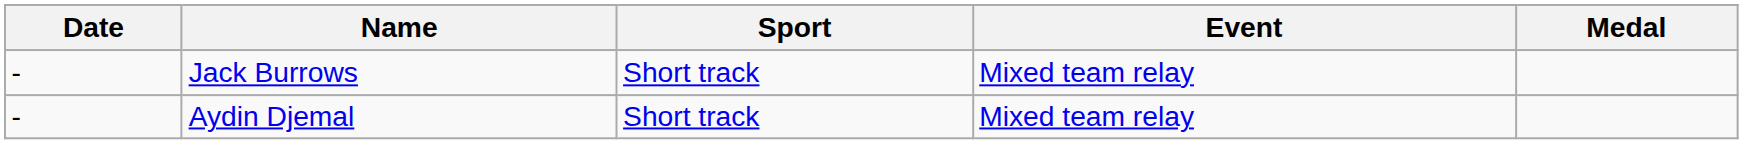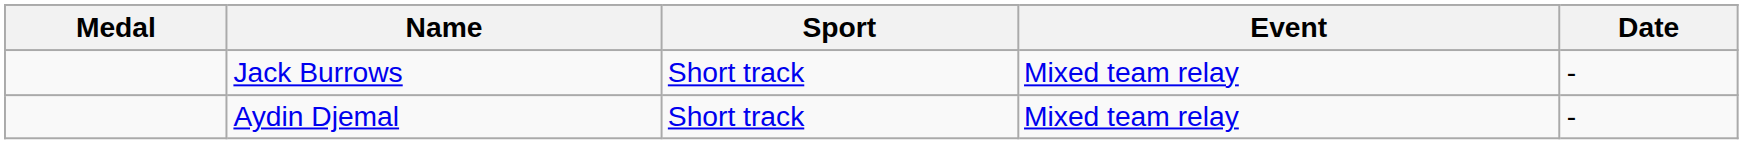columns swapped: (1626, 28) <-> (94, 28)
